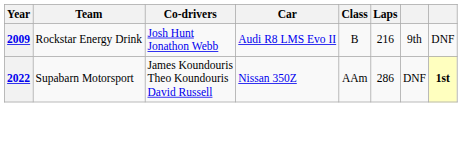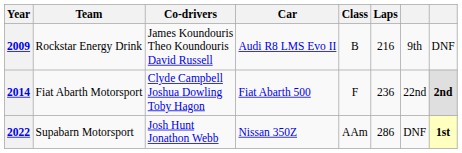(183, 40) Josh Hunt Jonathon Webb -> (190, 46) James Koundouris Theo Koundouris David Russell
+ row: (19, 93)
(190, 79) James Koundouris Theo Koundouris David Russell -> (183, 132) Josh Hunt Jonathon Webb
